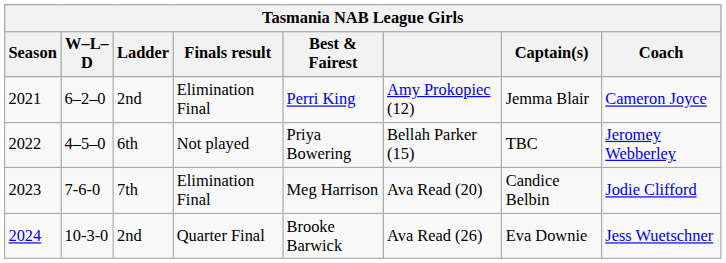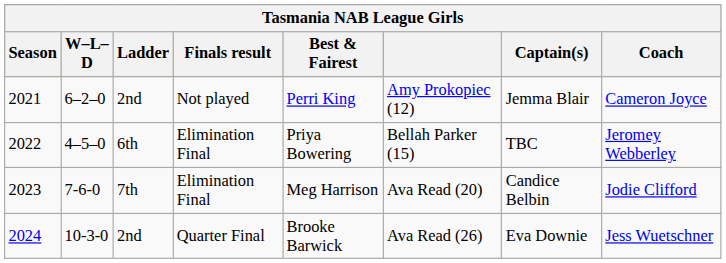(215, 99) Elimination Final -> (213, 99) Not played
(213, 144) Not played -> (215, 144) Elimination Final
